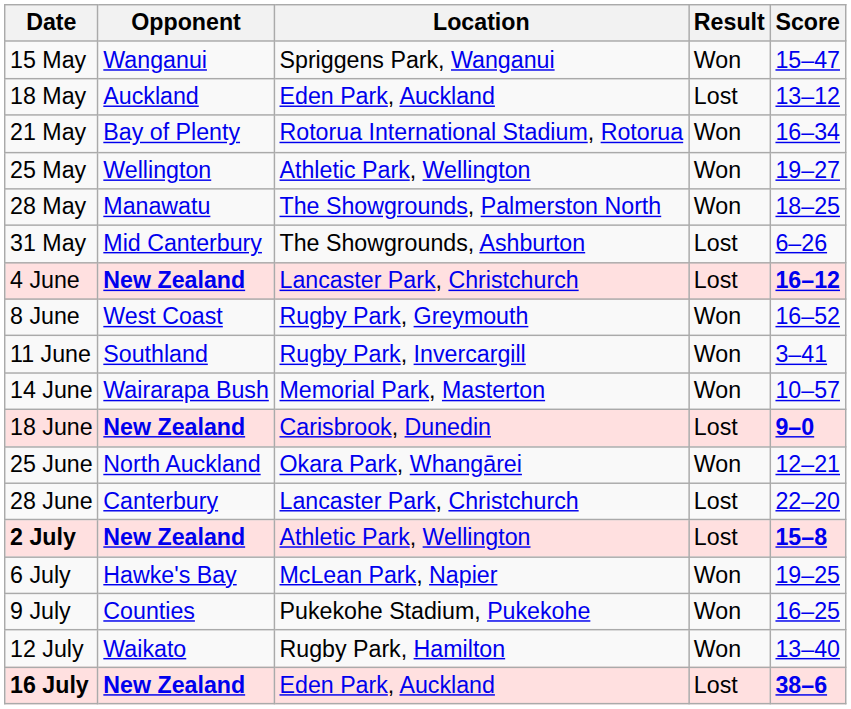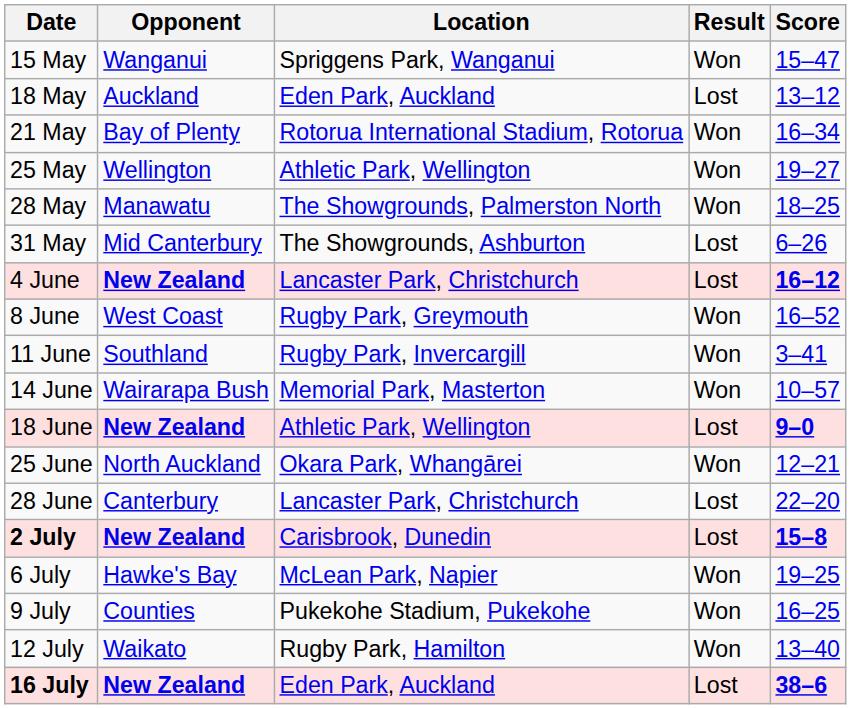(385, 427) Carisbrook, Dunedin -> (405, 427) Athletic Park, Wellington
(405, 538) Athletic Park, Wellington -> (385, 538) Carisbrook, Dunedin
